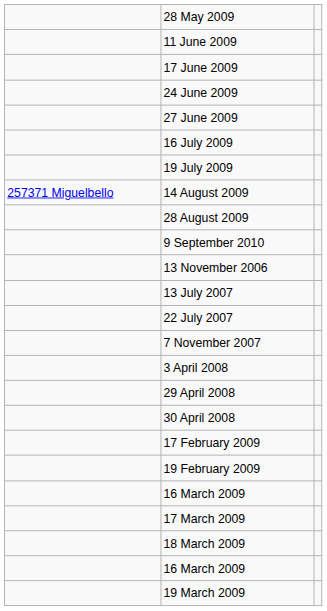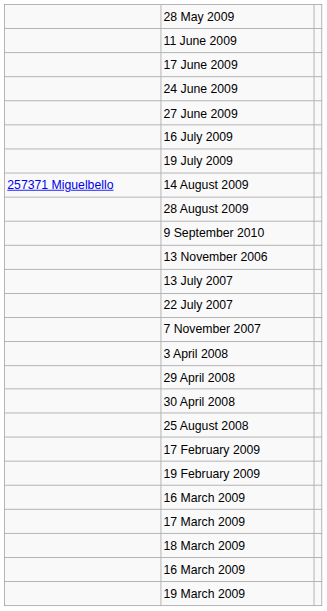+ row: (83, 425)
